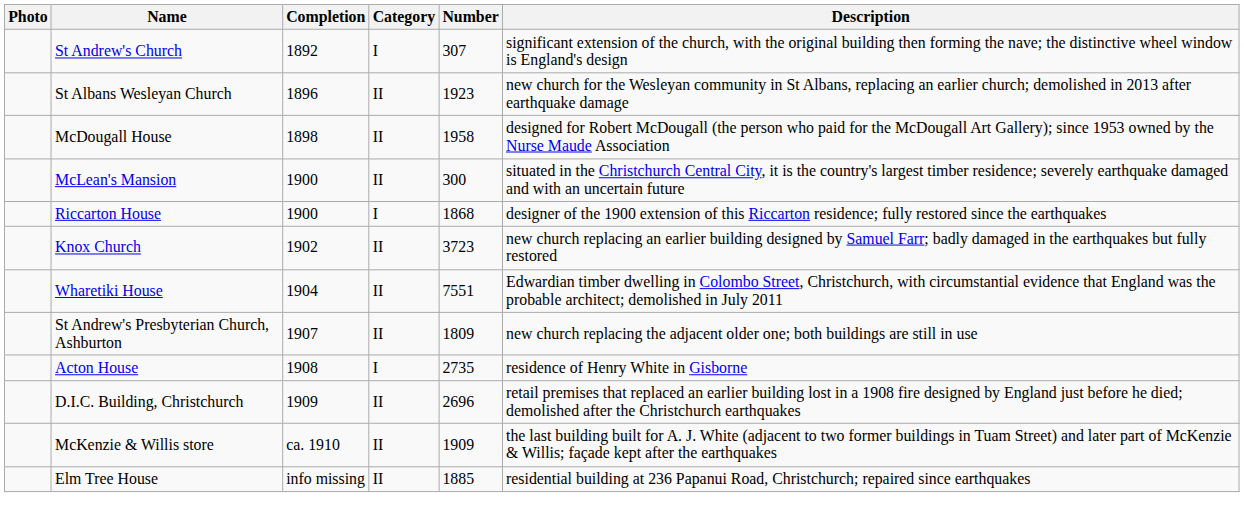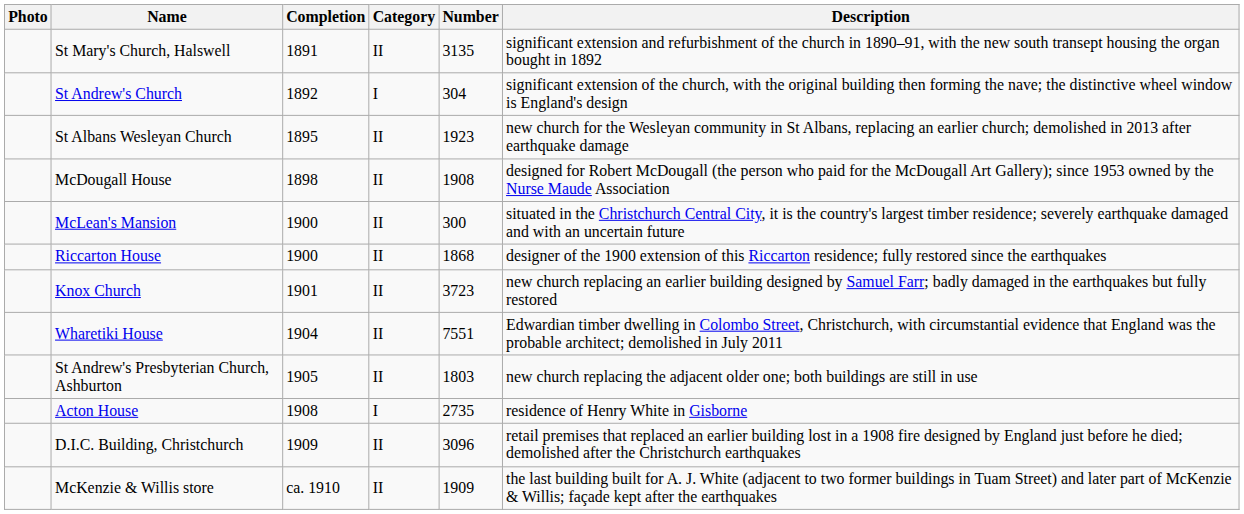+ row: (143, 51)
(454, 51) 307 -> (454, 94) 304
(302, 94) 1896 -> (302, 136) 1895
(458, 136) 1958 -> (458, 179) 1908
(375, 213) I -> (378, 256) II
(302, 247) 1902 -> (302, 290) 1901
(302, 333) 1907 -> (302, 376) 1905
(458, 333) 1809 -> (458, 376) 1803
(458, 401) 2696 -> (458, 444) 3096
- row: (107, 478)
